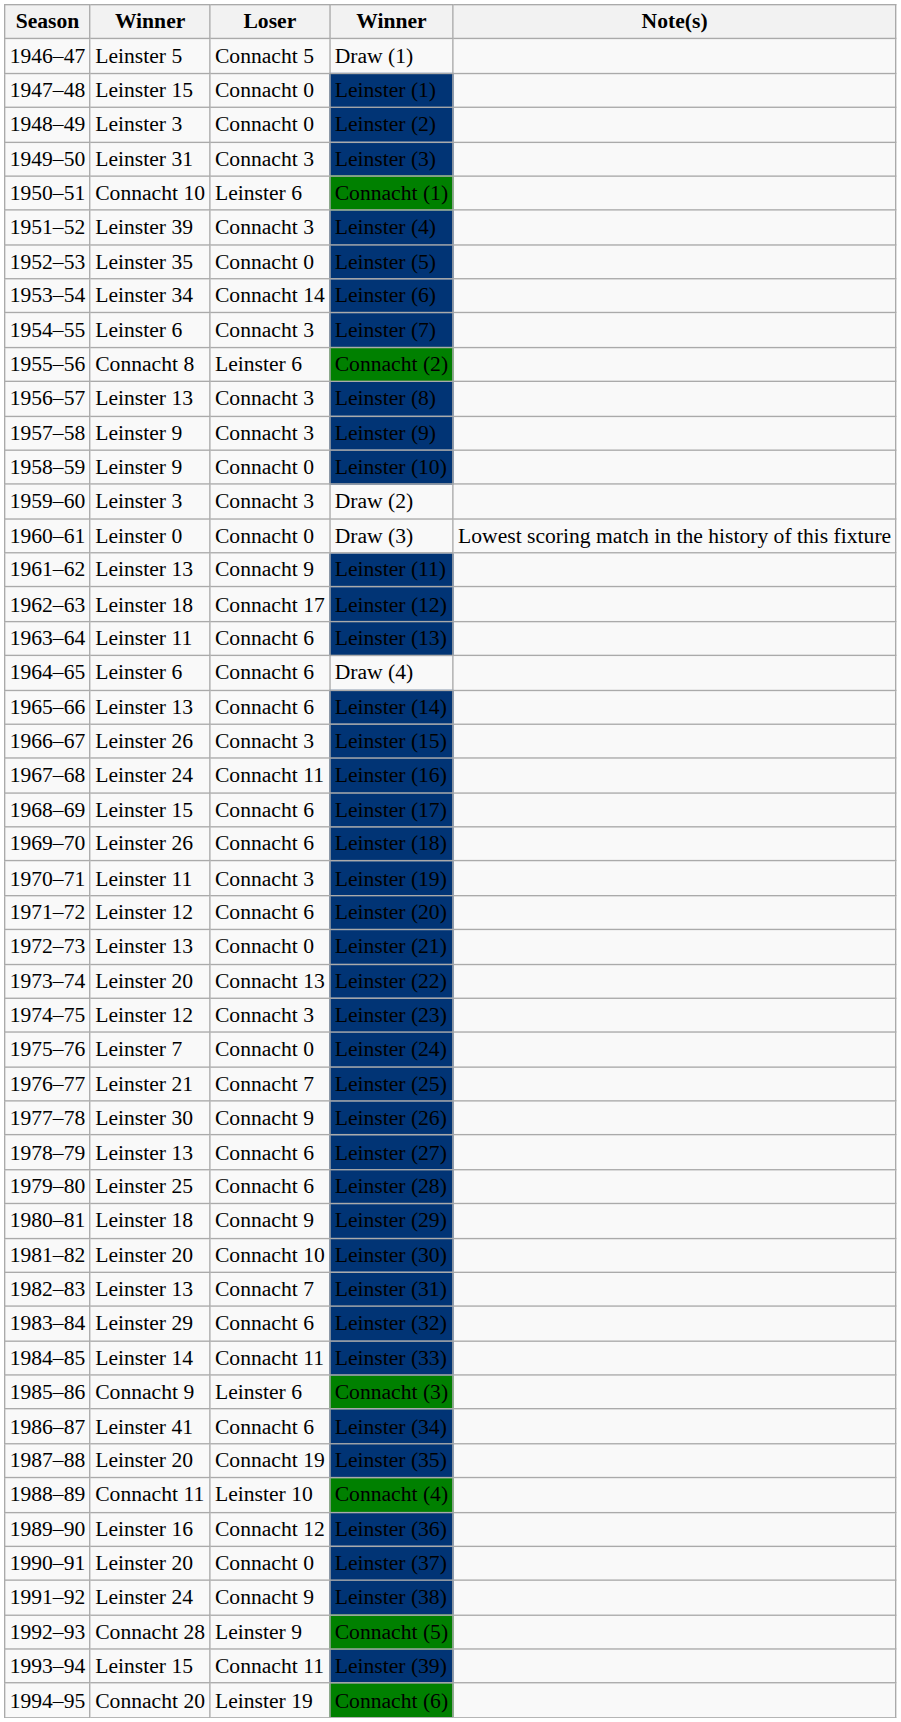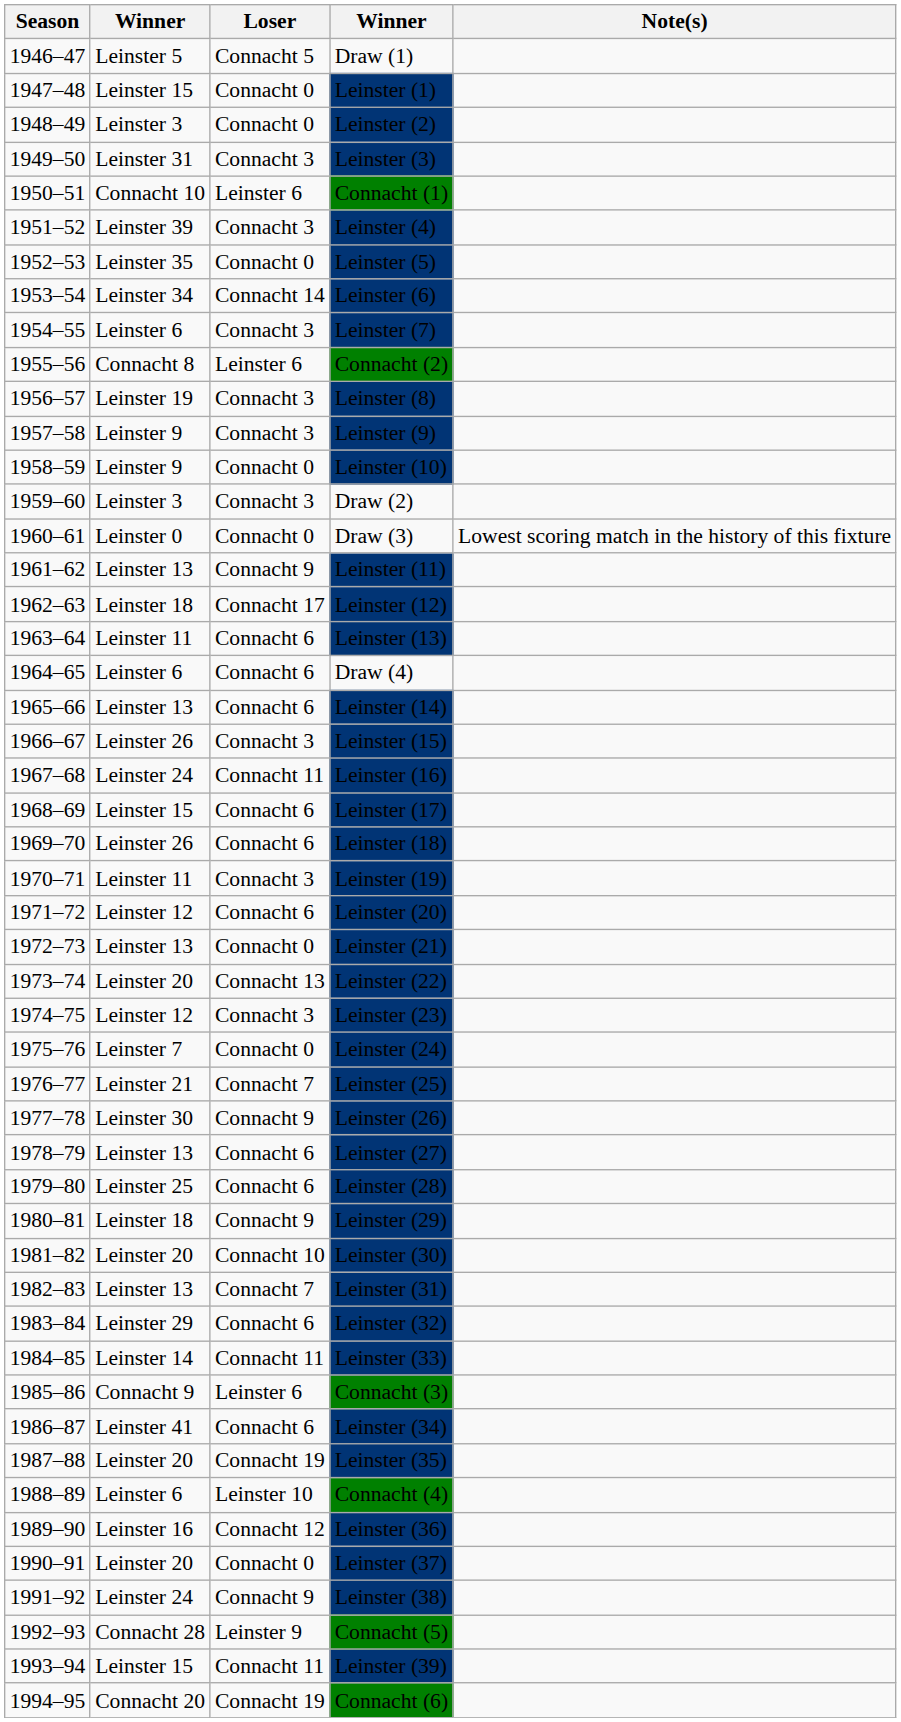(144, 398) Leinster 13 -> (144, 398) Leinster 19
(150, 1494) Connacht 11 -> (139, 1494) Leinster 6
(264, 1700) Leinster 19 -> (270, 1700) Connacht 19
